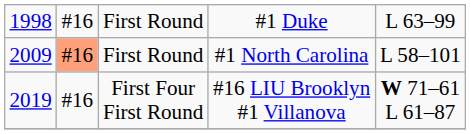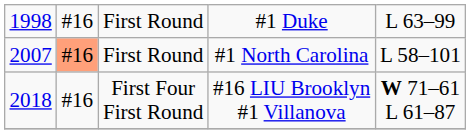(31, 54) 2009 -> (31, 54) 2007
(31, 100) 2019 -> (31, 100) 2018
